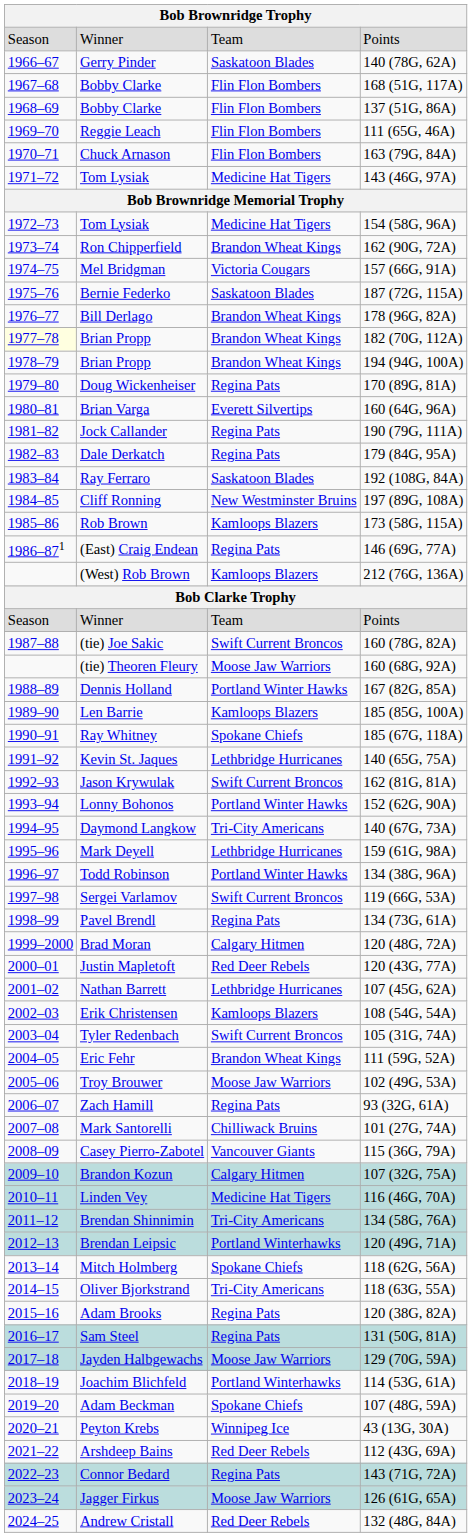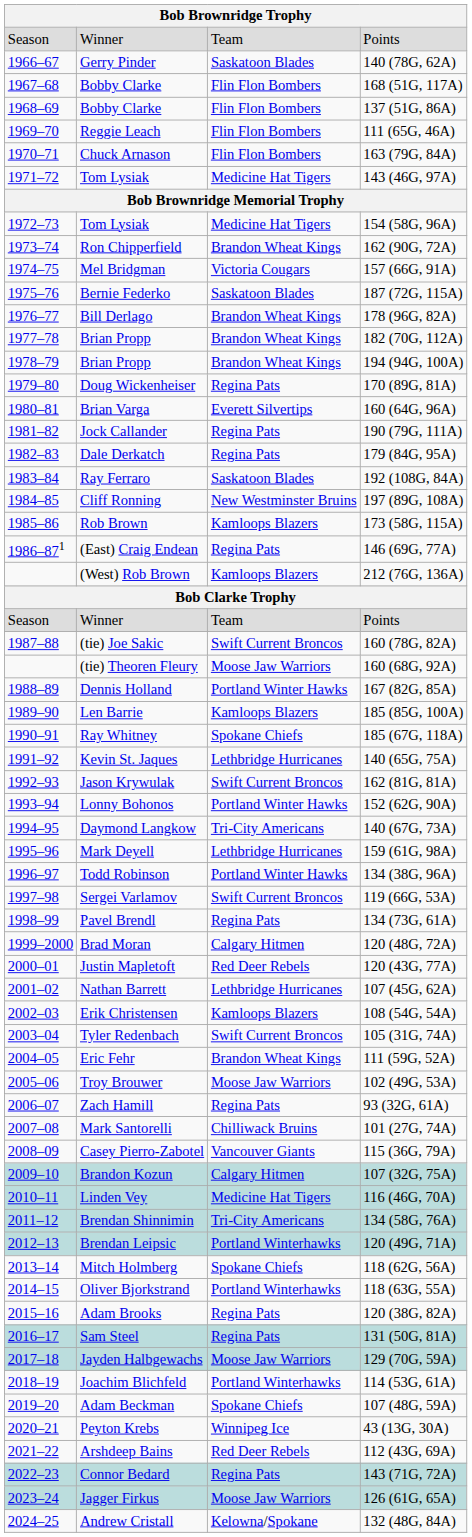(33, 339) lightyellow background -> (33, 339) no background
(267, 1290) Tri-City Americans -> (276, 1290) Portland Winterhawks
(260, 1520) Red Deer Rebels -> (264, 1520) Kelowna/Spokane
